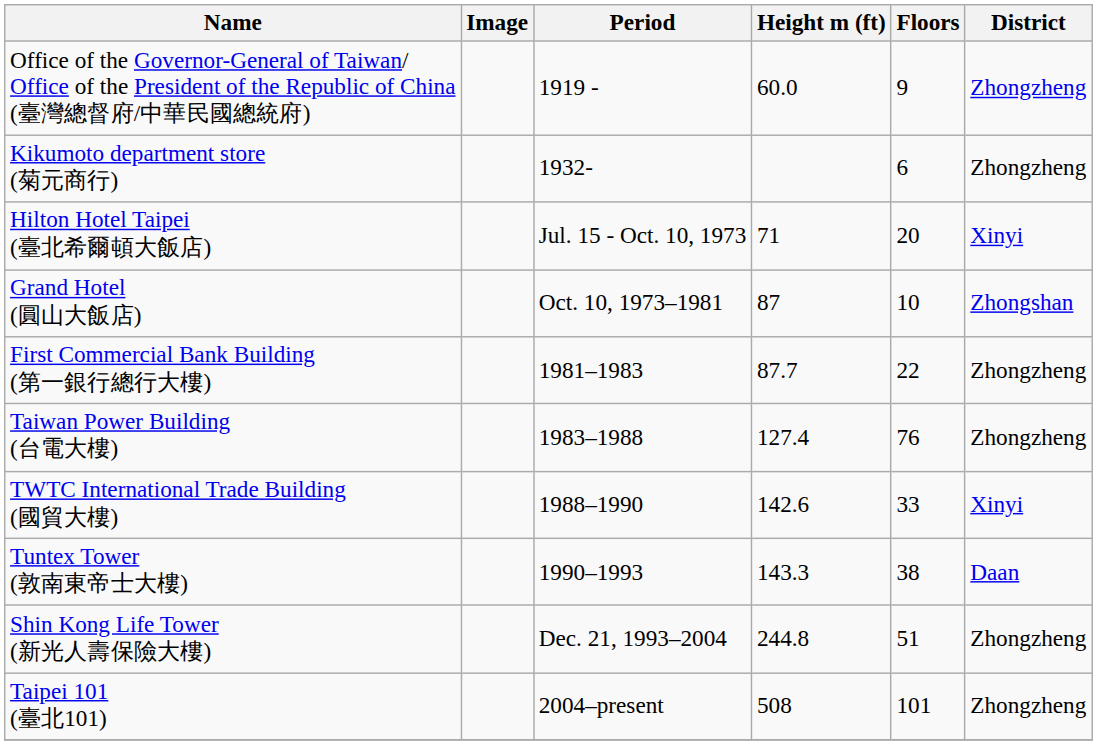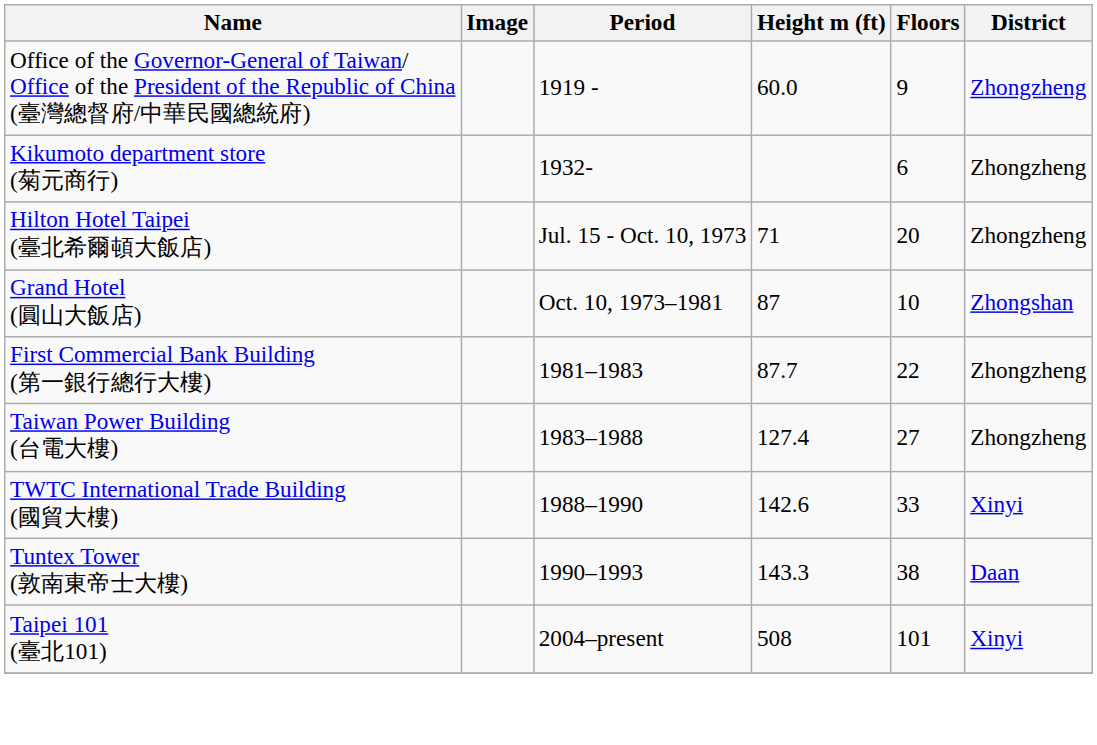(997, 235) Xinyi -> (1028, 235) Zhongzheng
(908, 437) 76 -> (908, 437) 27
- row: (114, 637)
(1028, 706) Zhongzheng -> (997, 638) Xinyi
